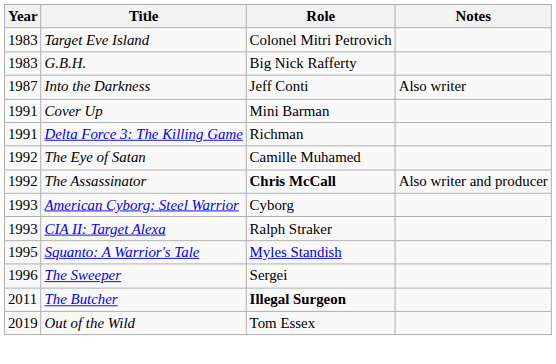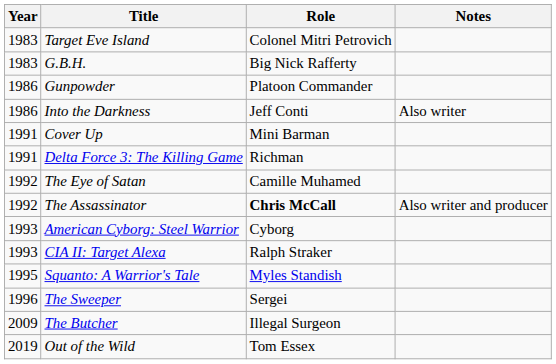+ row: (80, 87)
(23, 87) 1987 -> (23, 110) 1986
(22, 299) 2011 -> (23, 323) 2009
(298, 299) bold -> (295, 323) normal
